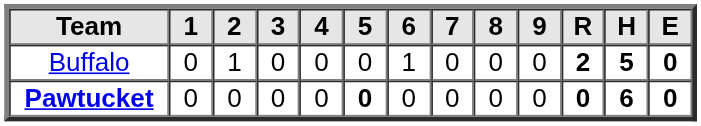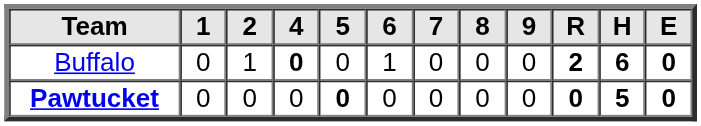- column: (278, 26)
(322, 62) normal -> (296, 62) bold
(627, 62) 5 -> (622, 62) 6
(627, 98) 6 -> (622, 98) 5
